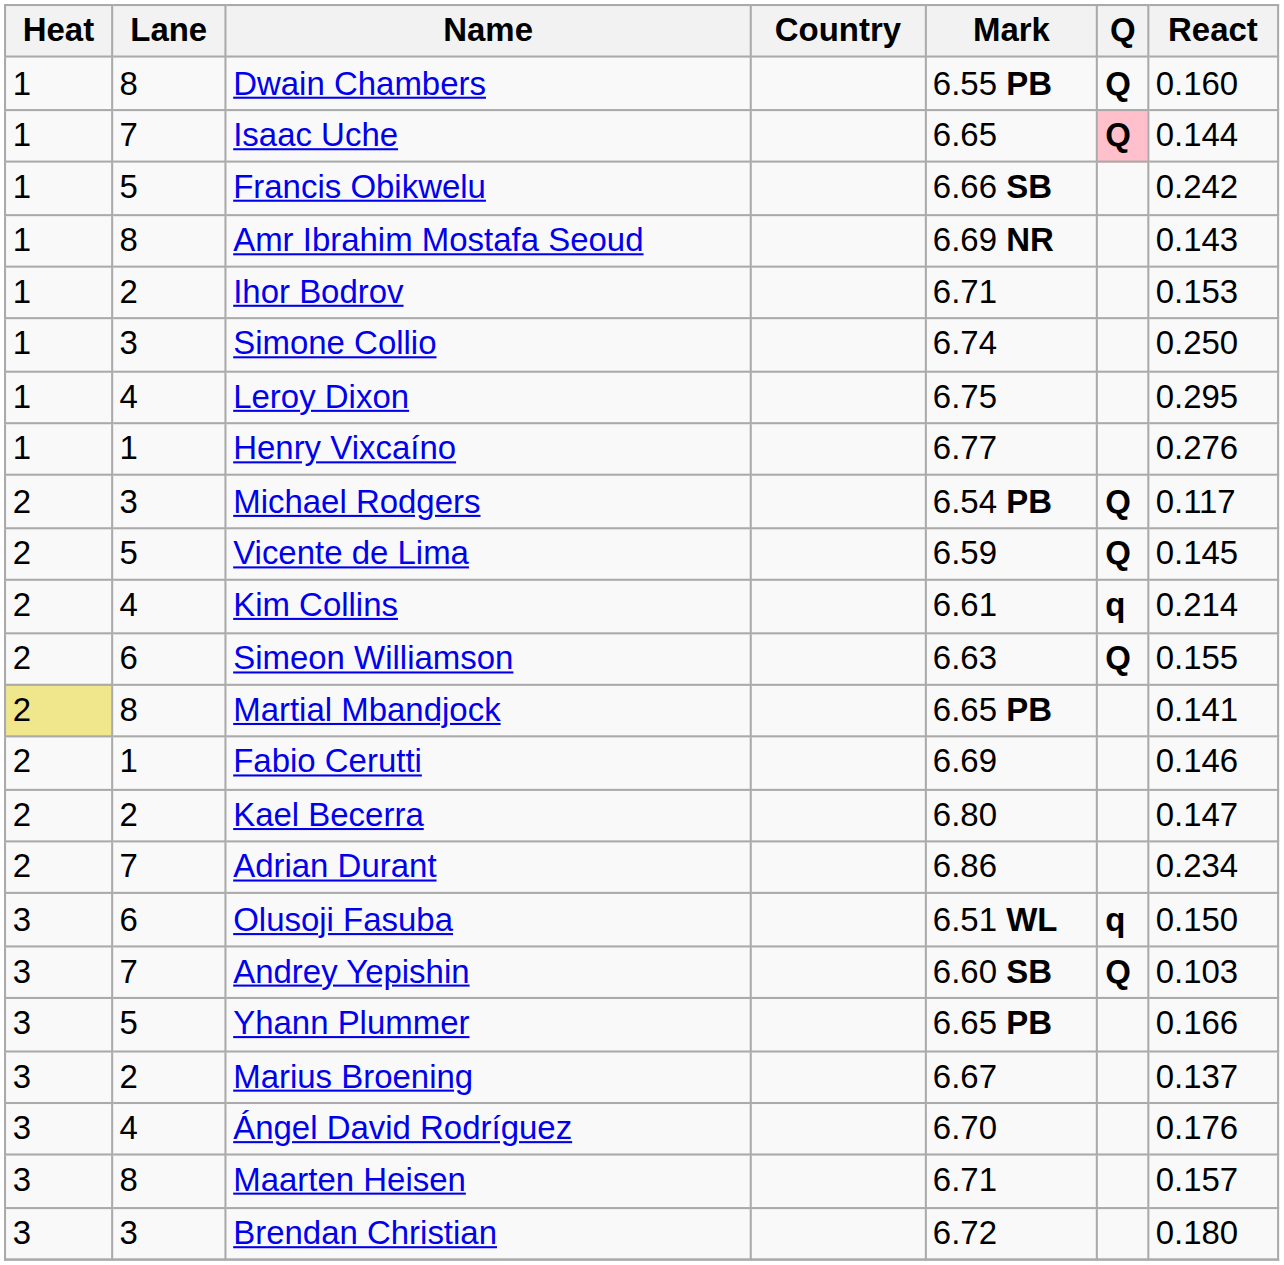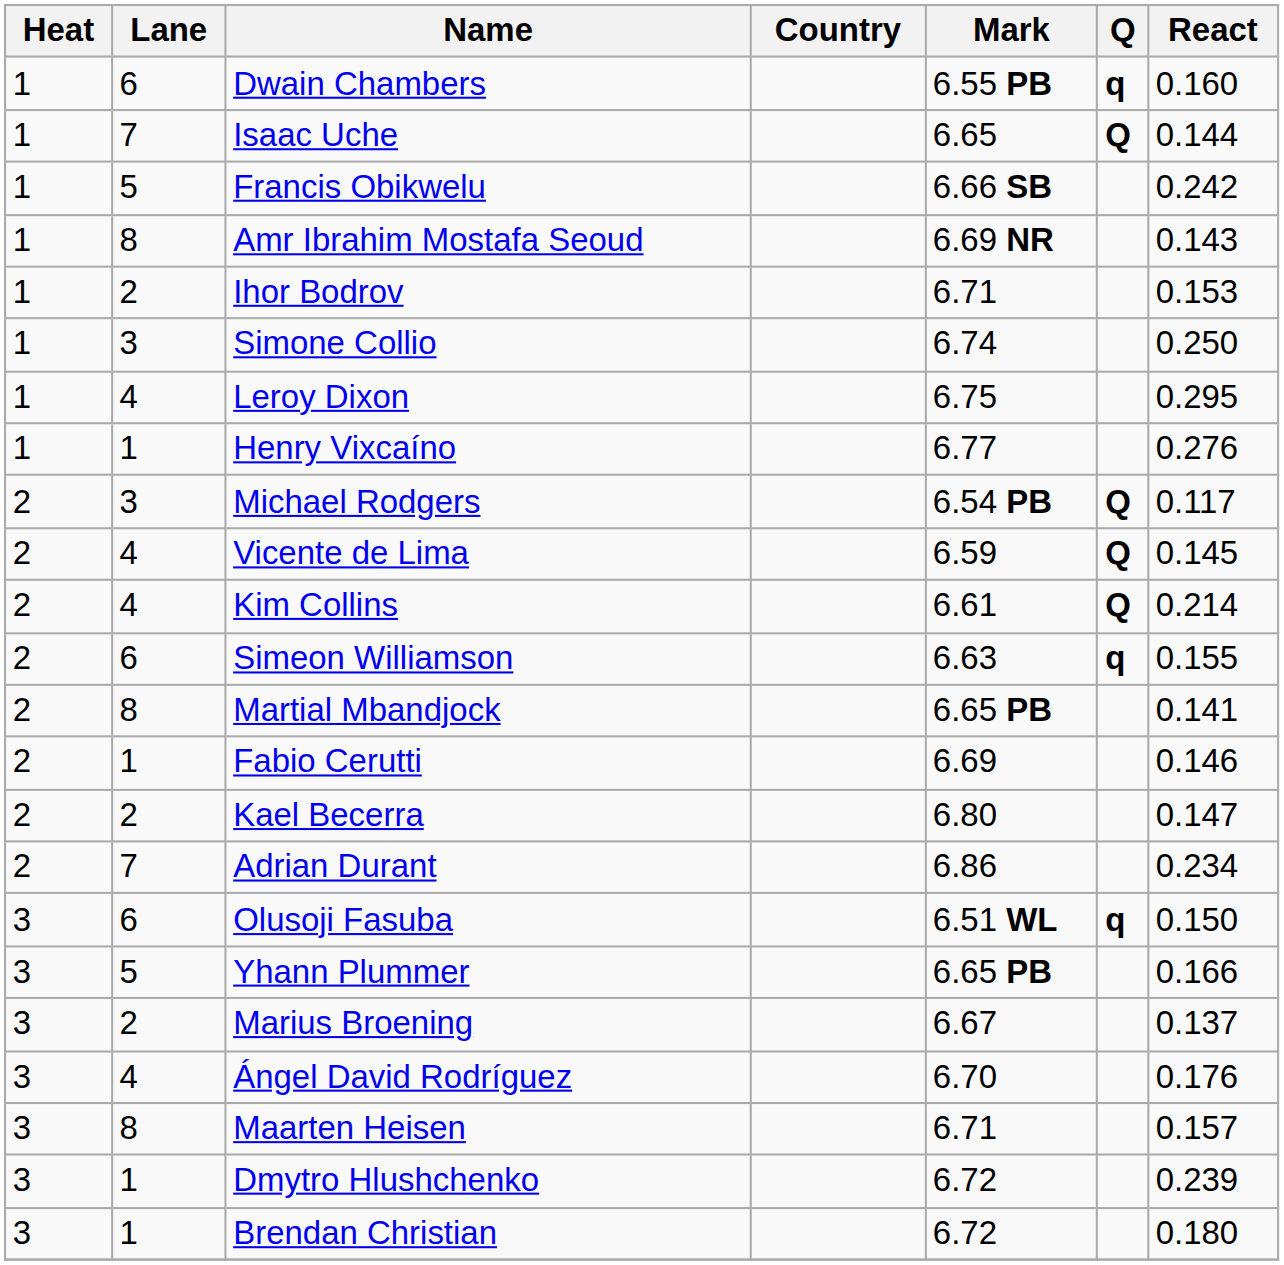(129, 82) 8 -> (129, 82) 6
(1118, 82) Q -> (1115, 82) q
(1118, 135) pink background -> (1118, 135) no background
(129, 553) 5 -> (129, 553) 4
(1115, 605) q -> (1118, 605) Q
(1118, 657) Q -> (1115, 657) q
(22, 710) khaki background -> (22, 710) no background
- row: (351, 971)
+ row: (386, 1180)
(129, 1232) 3 -> (129, 1232) 1
